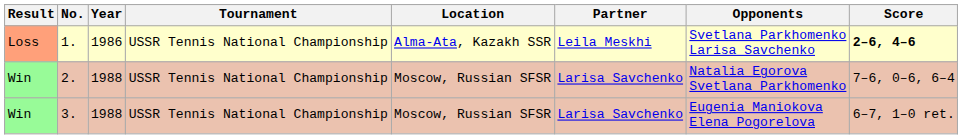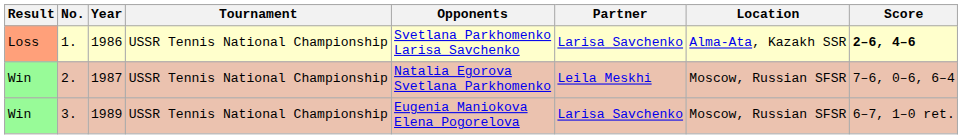columns swapped: (473, 15) <-> (768, 15)
(605, 44) Leila Meskhi -> (620, 44) Larisa Savchenko
(107, 80) 1988 -> (107, 80) 1987
(620, 80) Larisa Savchenko -> (605, 80) Leila Meskhi
(107, 116) 1988 -> (107, 116) 1989
